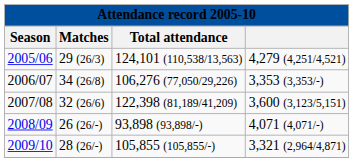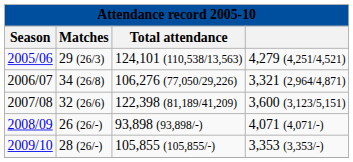(286, 80) 3,353 (3,353/-) -> (297, 80) 3,321 (2,964/4,871)
(297, 146) 3,321 (2,964/4,871) -> (286, 146) 3,353 (3,353/-)
